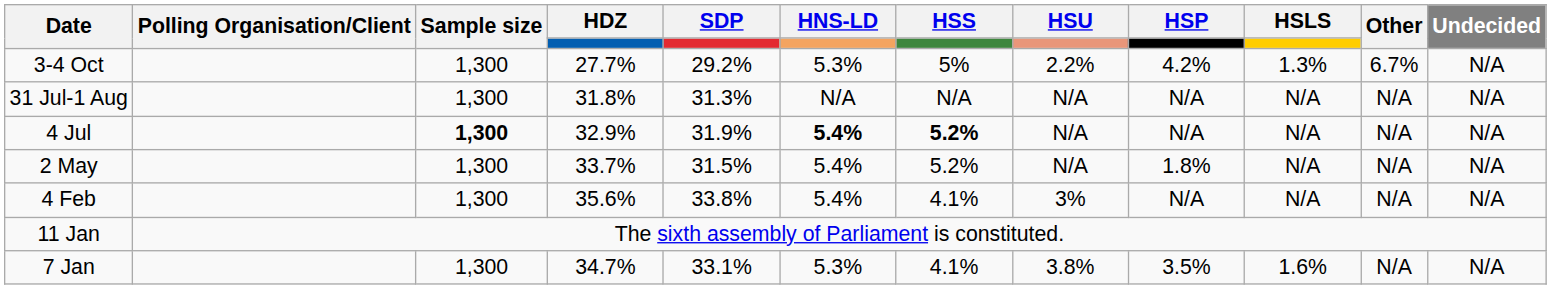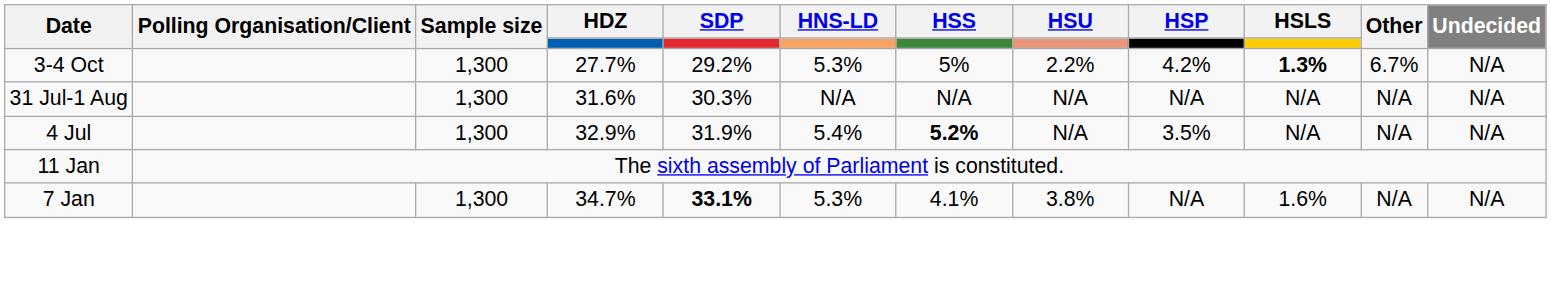(1303, 64) normal -> (1303, 64) bold
(605, 98) 31.8% -> (605, 98) 31.6%
(722, 98) 31.3% -> (722, 98) 30.3%
(482, 132) bold -> (482, 132) normal
(838, 132) bold -> (838, 132) normal
(1186, 132) N/A -> (1186, 132) 3.5%
- row: (69, 166)
- row: (69, 199)
(722, 267) normal -> (722, 199) bold
(1186, 267) 3.5% -> (1186, 199) N/A
